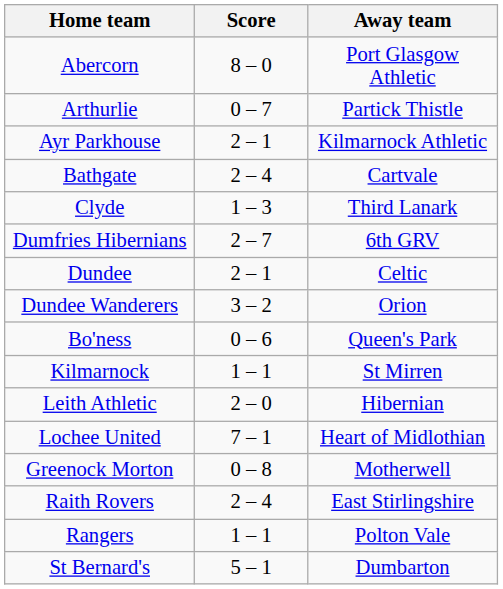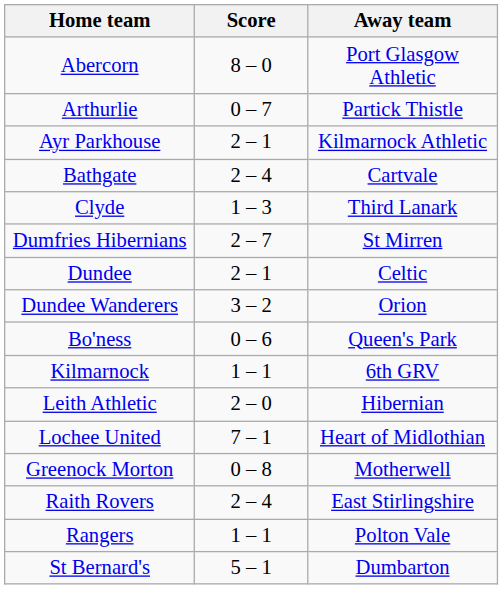(403, 240) 6th GRV -> (403, 240) St Mirren
(403, 371) St Mirren -> (403, 371) 6th GRV
